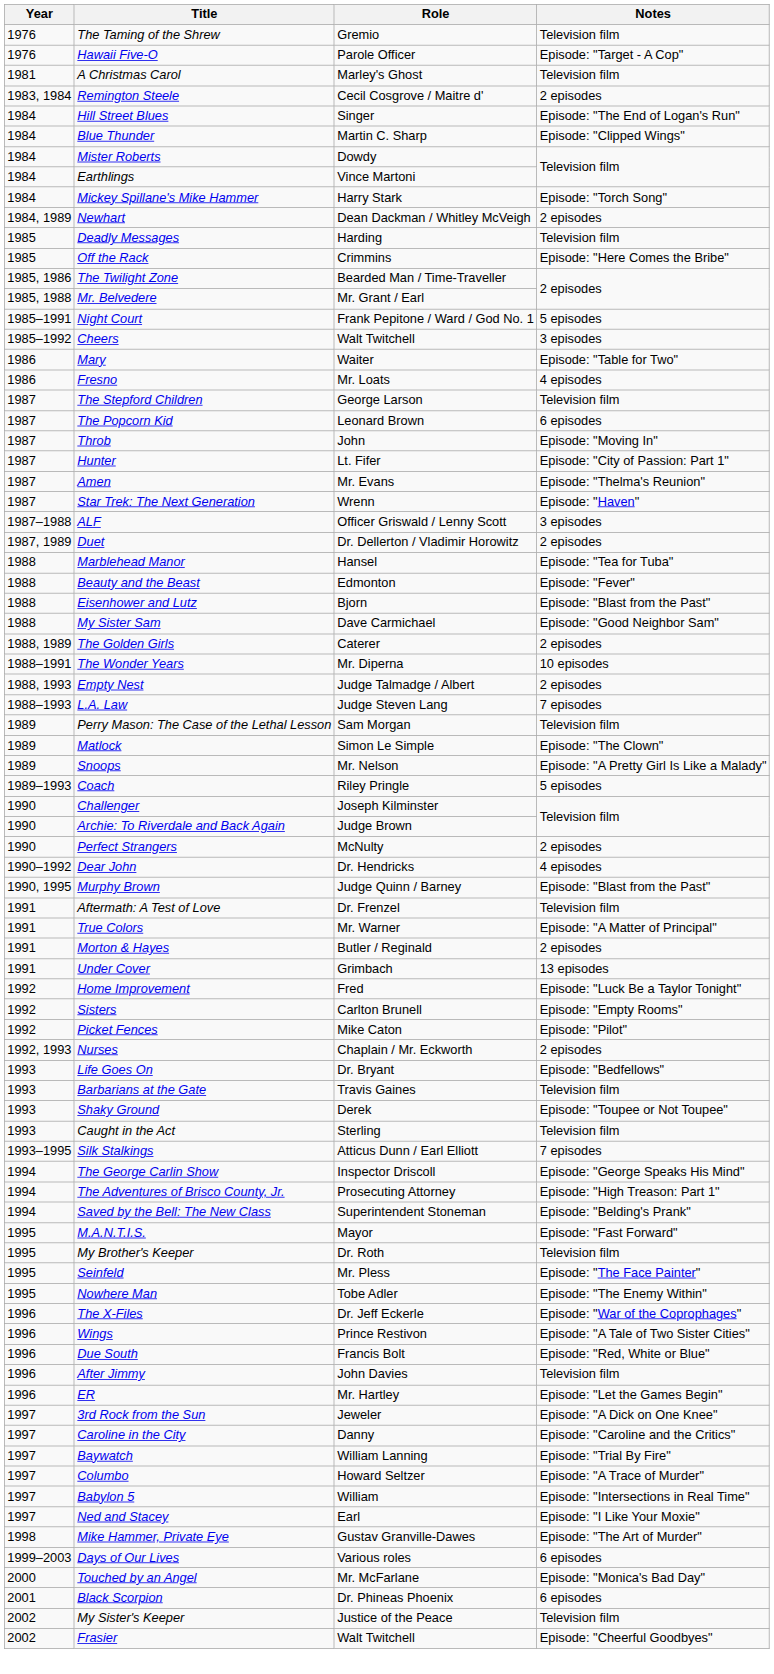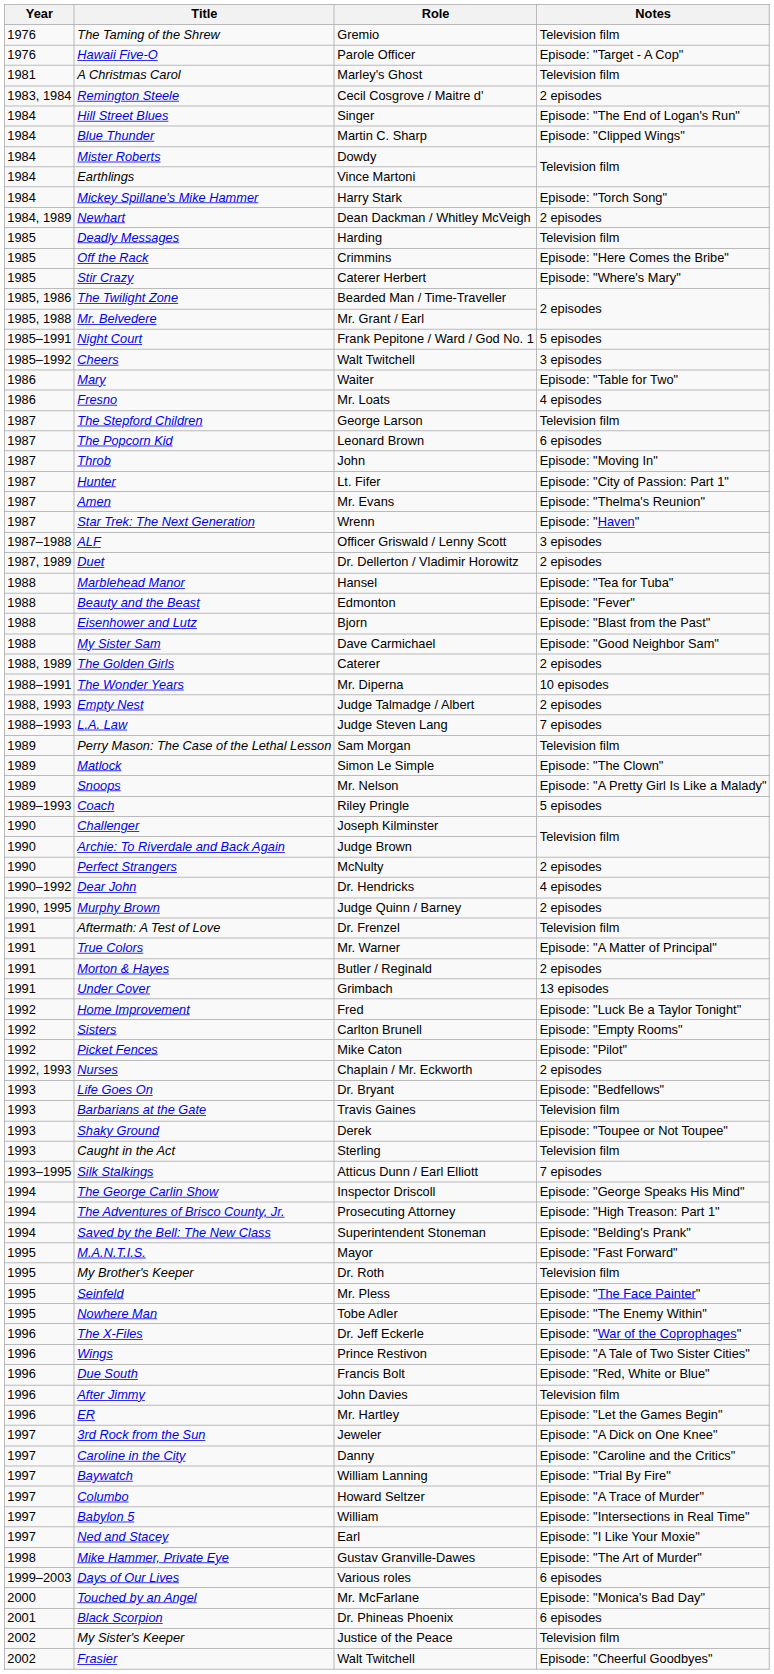+ row: (105, 278)
(625, 887) Episode: "Blast from the Past" -> (571, 907) 2 episodes
